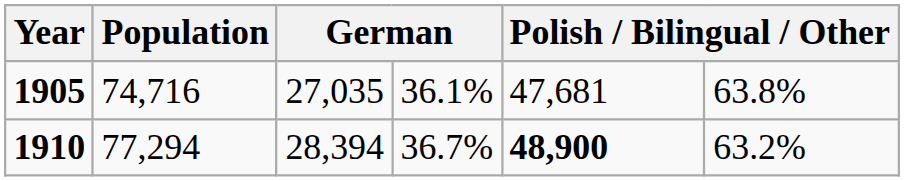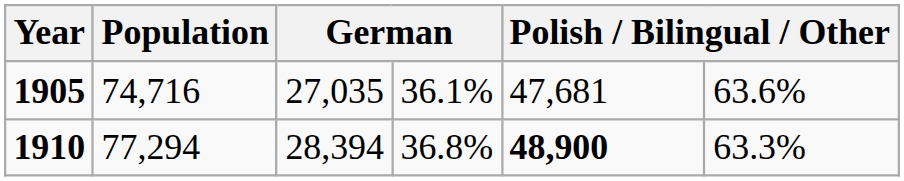(760, 89) 63.8% -> (760, 89) 63.6%
(447, 146) 36.7% -> (447, 146) 36.8%
(760, 146) 63.2% -> (760, 146) 63.3%
